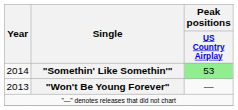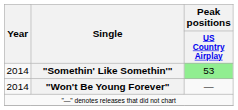(18, 86) 2013 -> (18, 86) 2014
